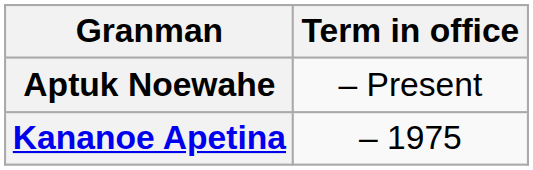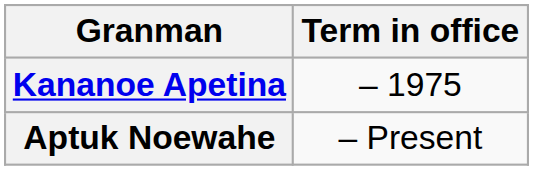rows swapped: (149, 137) <-> (149, 84)
